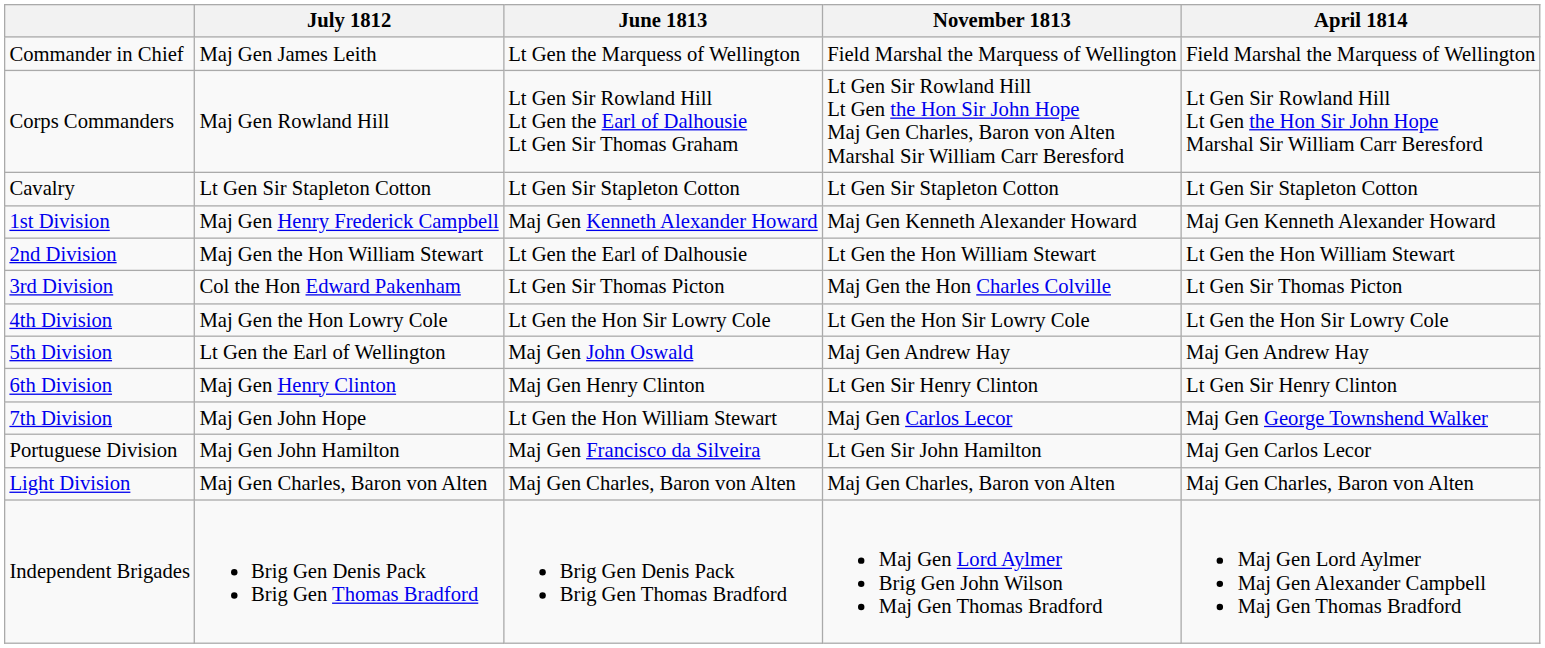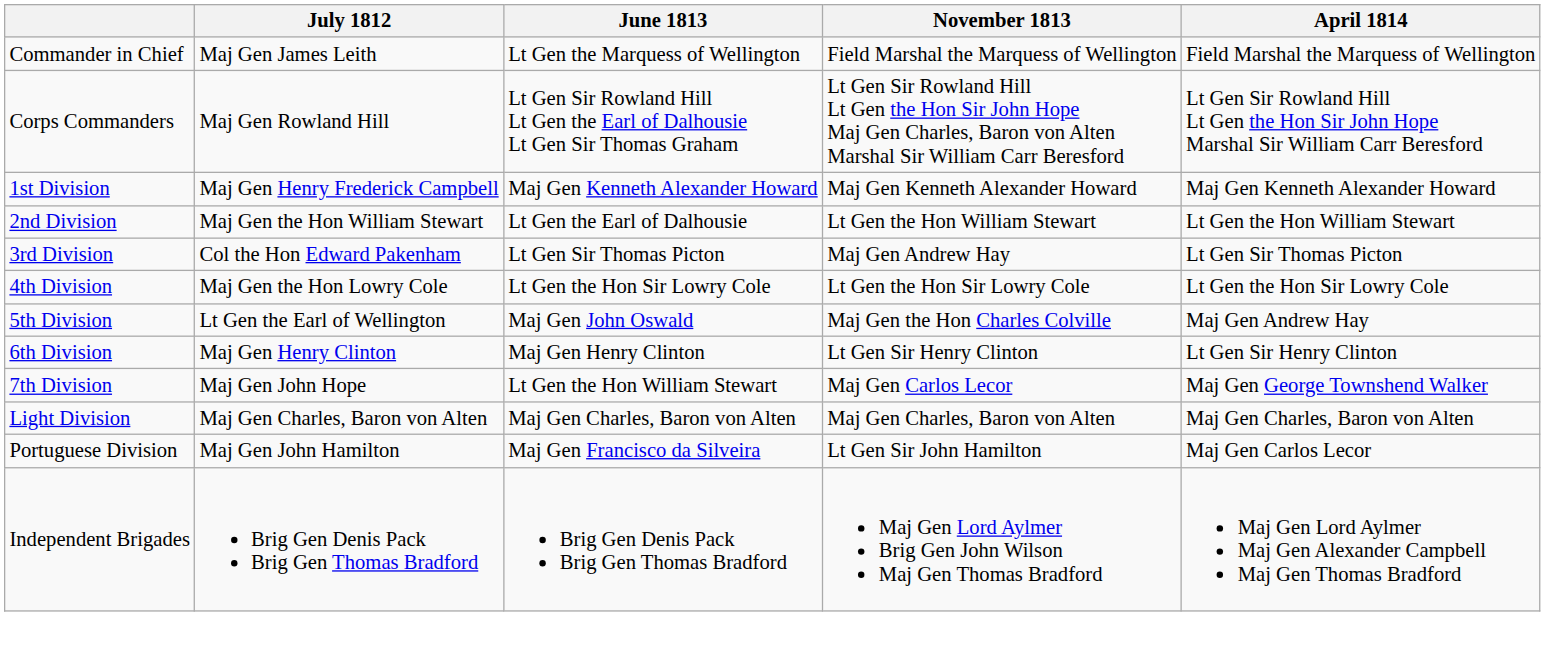- row: (42, 188)
(969, 286) Maj Gen the Hon Charles Colville -> (919, 254) Maj Gen Andrew Hay
(919, 352) Maj Gen Andrew Hay -> (969, 319) Maj Gen the Hon Charles Colville
rows swapped: (70, 483) <-> (93, 450)
